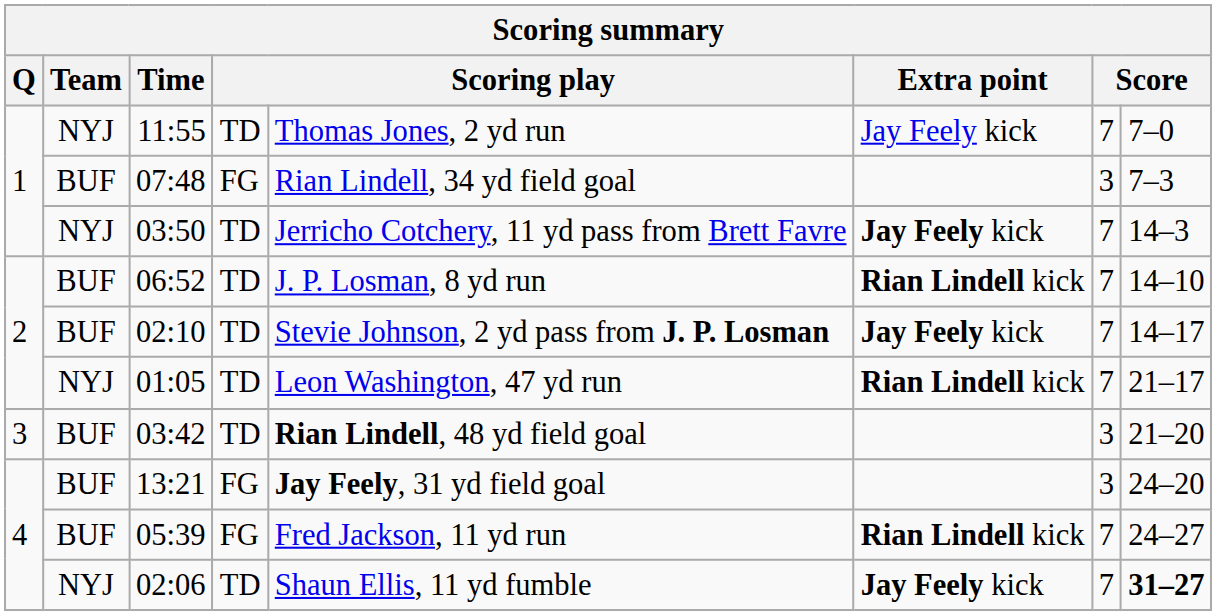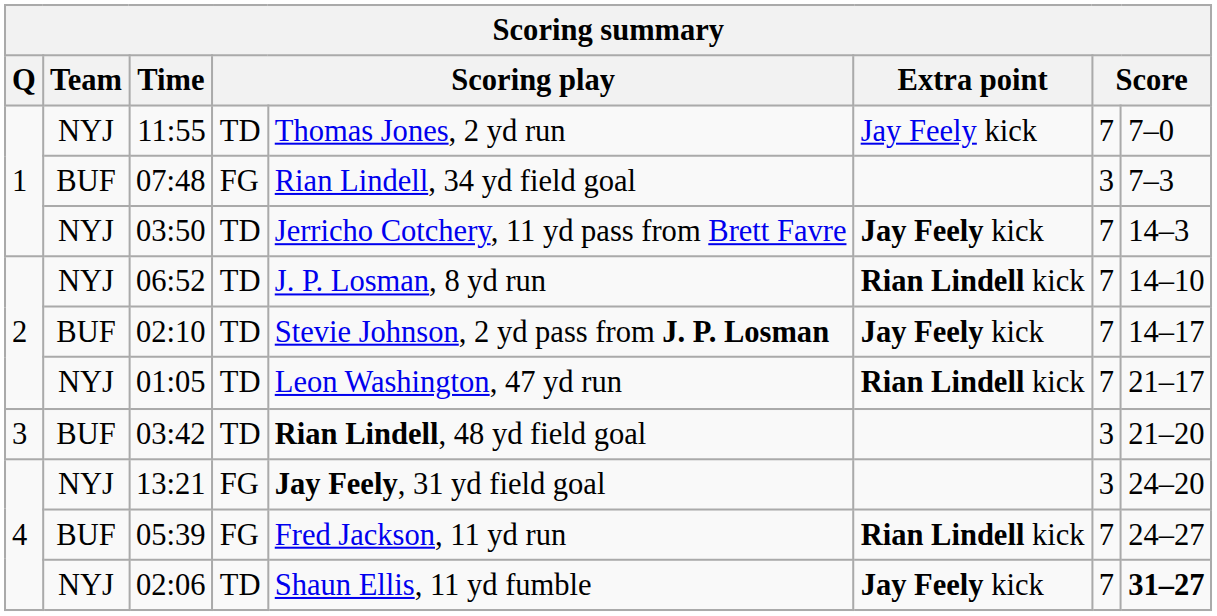(86, 281) BUF -> (86, 281) NYJ
(86, 483) BUF -> (86, 483) NYJ
